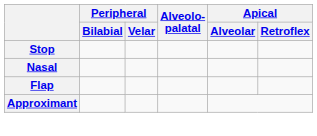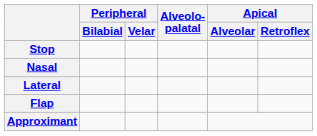+ row: (42, 85)
